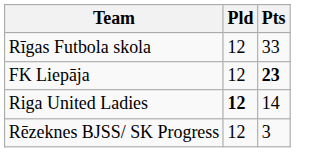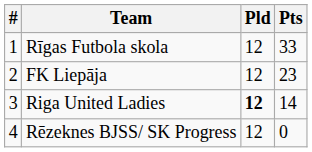+ column: (13, 18)
(271, 75) bold -> (288, 75) normal
(266, 132) 3 -> (283, 132) 0
